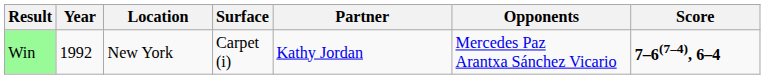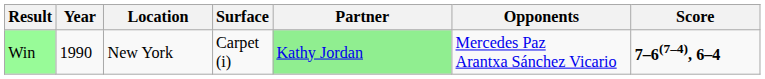(76, 52) 1992 -> (76, 52) 1990
(320, 52) no background -> (320, 52) lightgreen background
